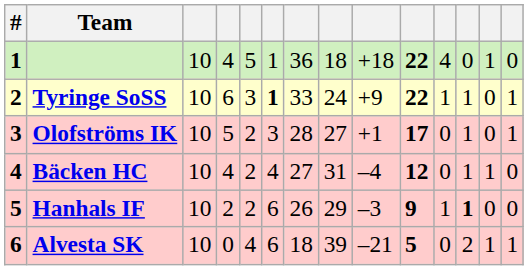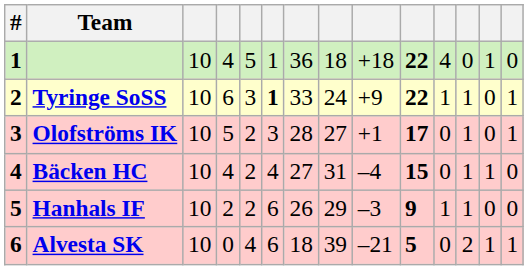(417, 171) 12 -> (417, 171) 15
(467, 208) bold -> (467, 208) normal
